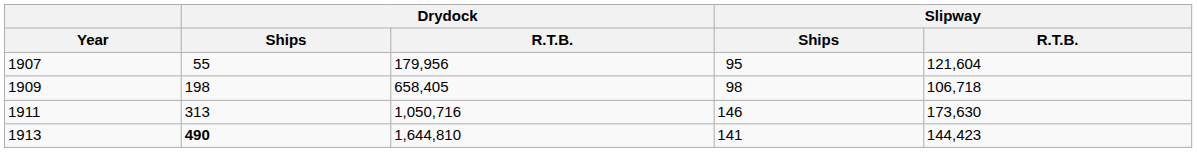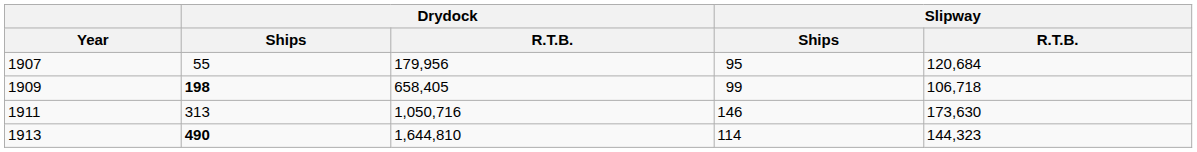(954, 64) 121,604 -> (954, 64) 120,684
(197, 87) normal -> (197, 87) bold
(730, 87) 98 -> (730, 87) 99
(730, 135) 141 -> (729, 135) 114
(954, 135) 144,423 -> (954, 135) 144,323
